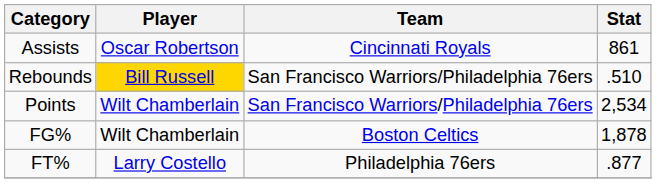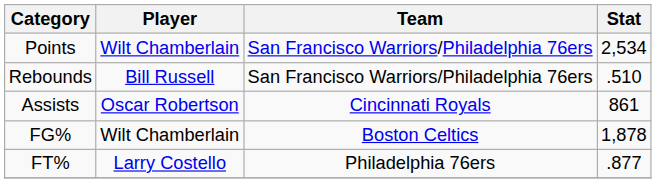rows swapped: (50, 105) <-> (50, 47)
(170, 76) gold background -> (170, 76) no background
